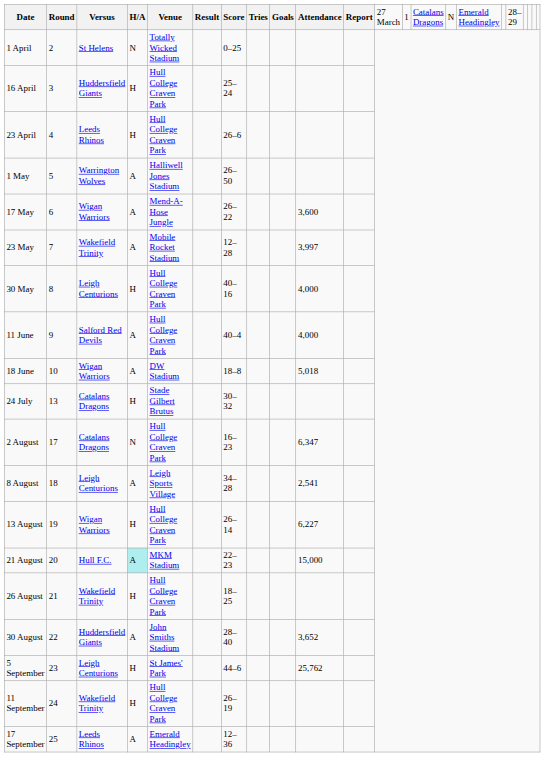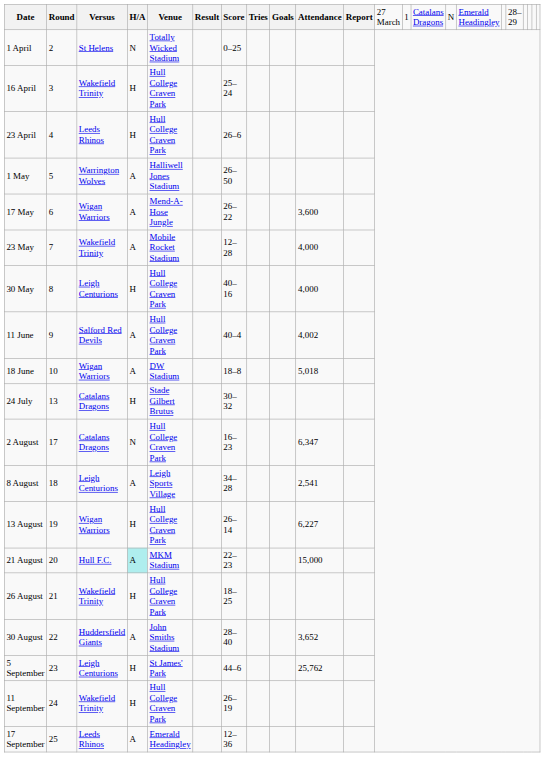(102, 89) Huddersfield Giants -> (97, 89) Wakefield Trinity
(308, 248) 3,997 -> (308, 248) 4,000
(308, 335) 4,000 -> (308, 335) 4,002
